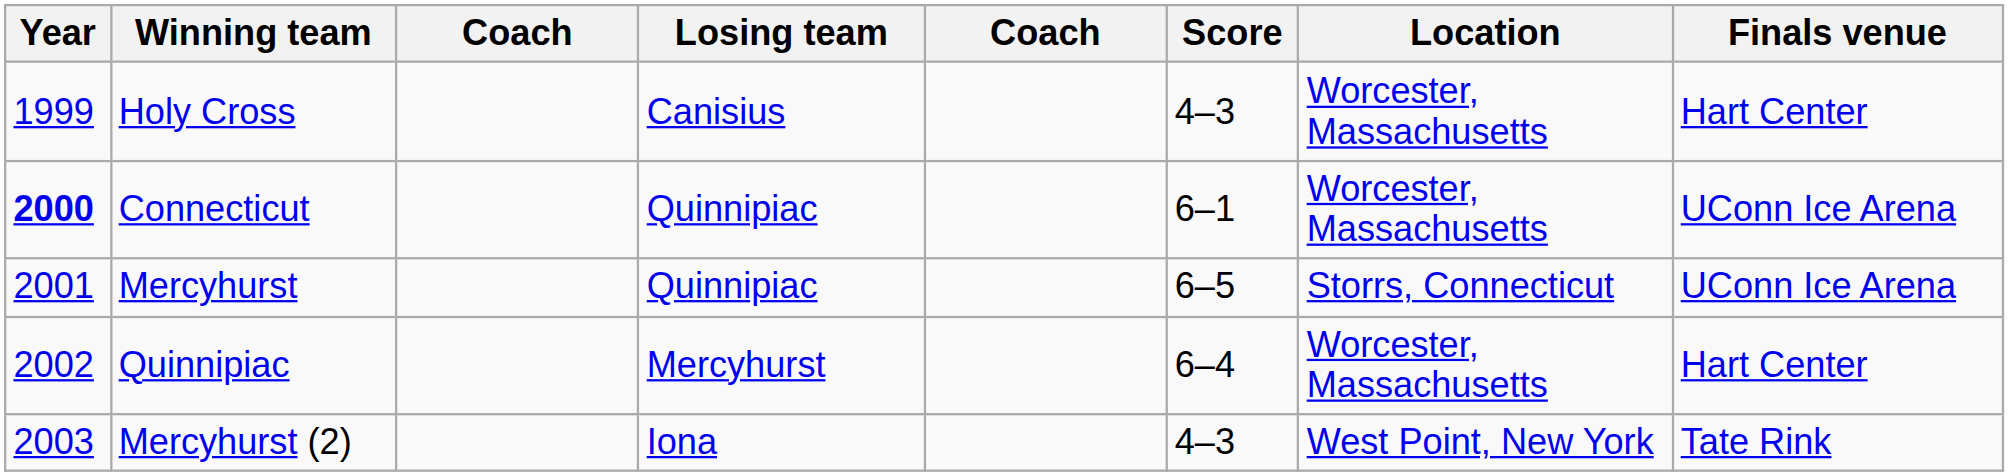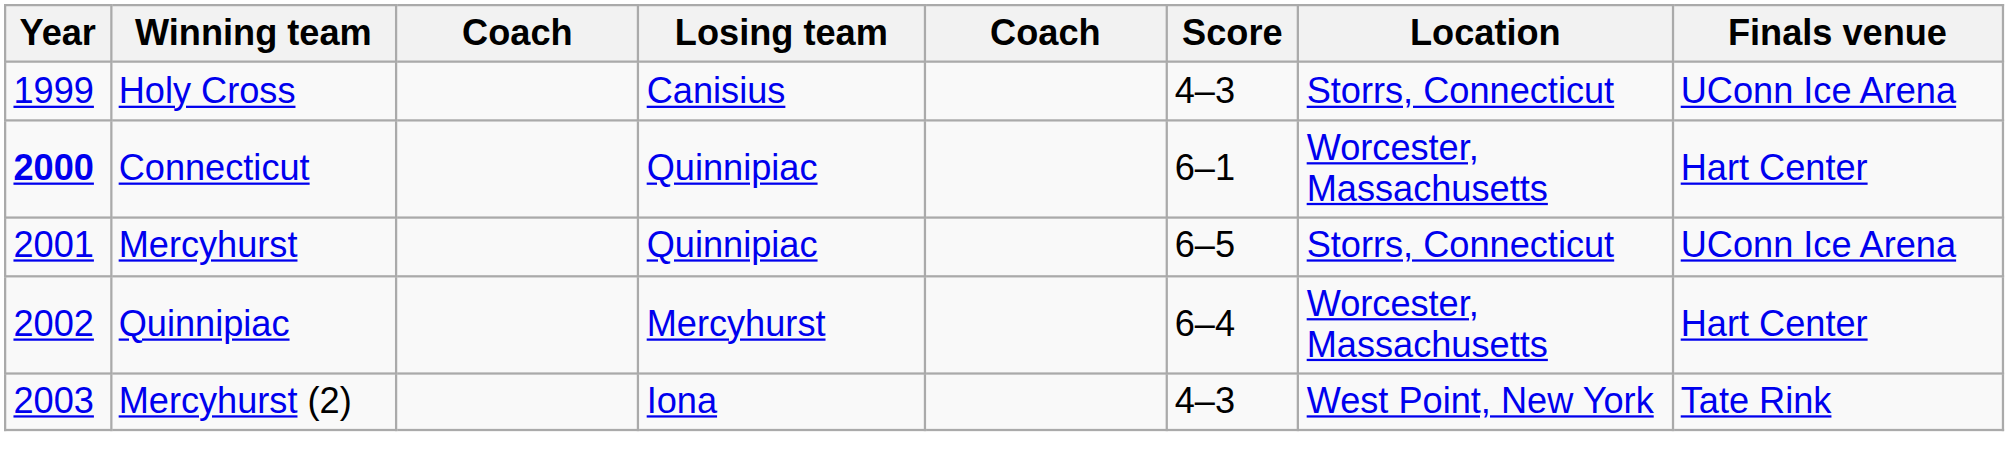(1427, 110) Worcester, Massachusetts -> (1460, 90) Storrs, Connecticut
(1774, 110) Hart Center -> (1818, 90) UConn Ice Arena
(1818, 208) UConn Ice Arena -> (1774, 168) Hart Center
